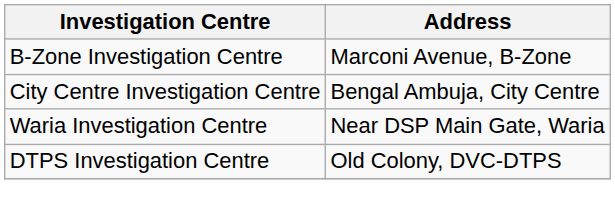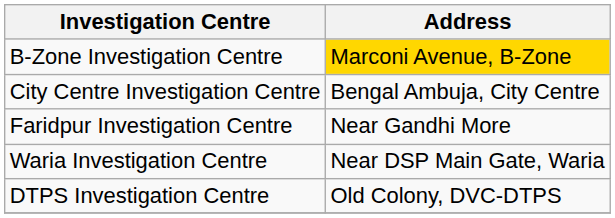(451, 56) no background -> (451, 56) gold background
+ row: (151, 126)
